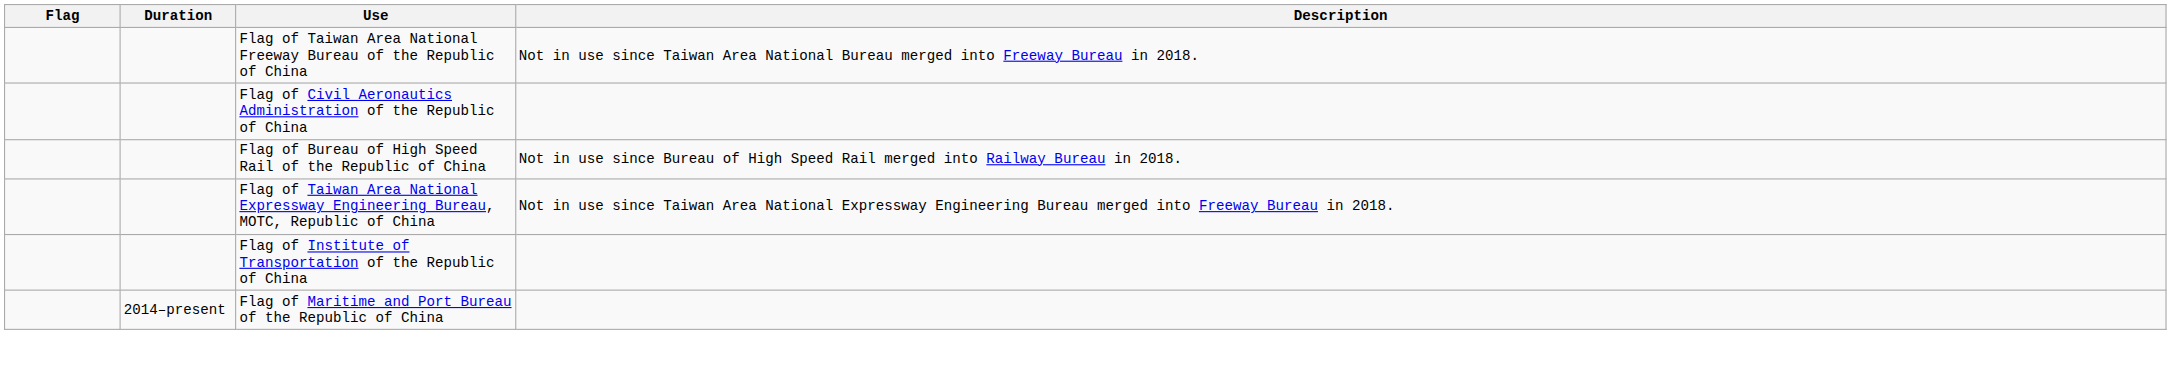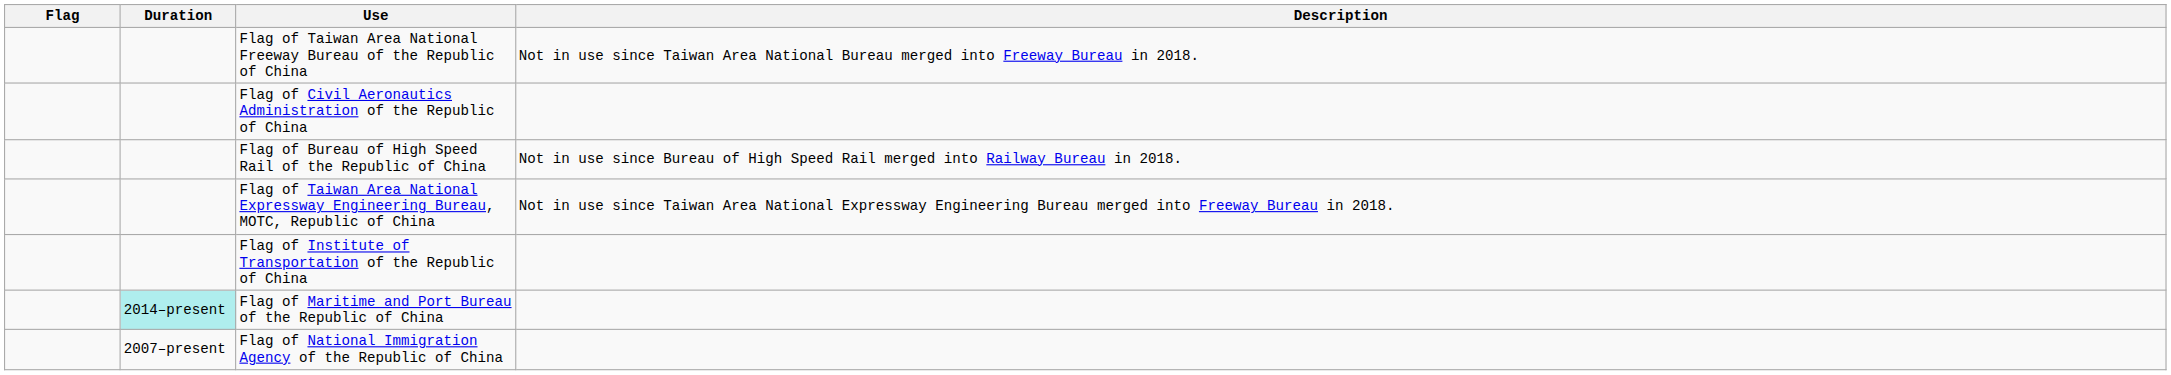(175, 310) no background -> (175, 310) paleturquoise background
+ row: (371, 349)
